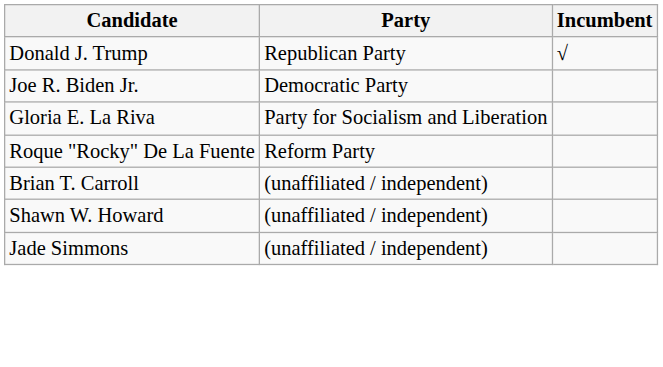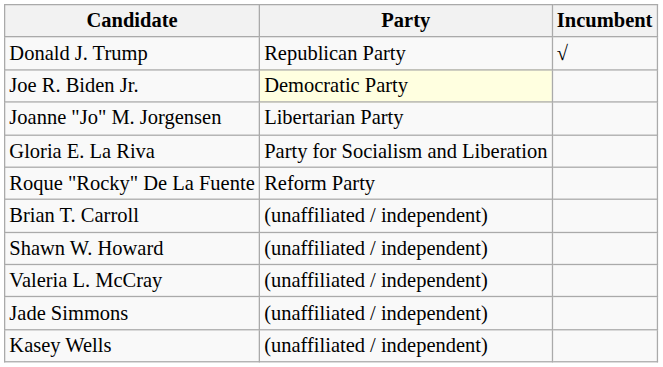(336, 85) no background -> (336, 85) lightyellow background
+ row: (115, 118)
+ row: (86, 280)
+ row: (60, 345)
